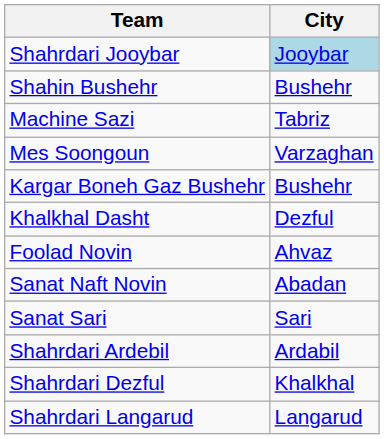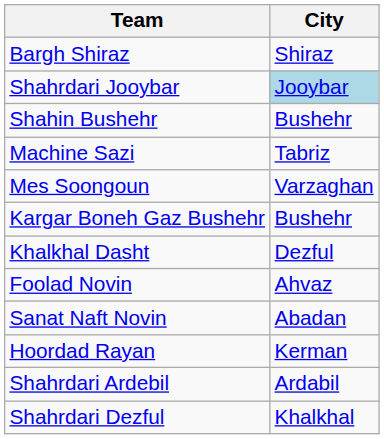+ row: (70, 53)
- row: (58, 317)
+ row: (82, 350)
- row: (101, 416)
